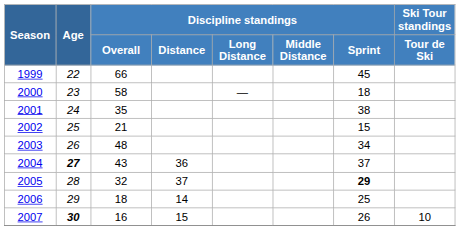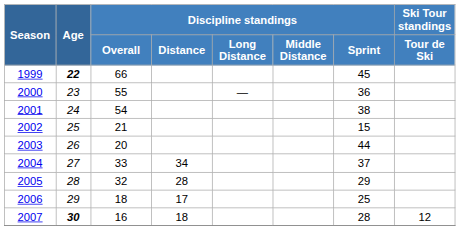(73, 74) normal -> (73, 74) bold
(121, 92) 58 -> (121, 92) 55
(364, 92) 18 -> (364, 92) 36
(121, 110) 35 -> (121, 110) 54
(121, 145) 48 -> (121, 145) 20
(364, 145) 34 -> (364, 145) 44
(73, 163) bold -> (73, 163) normal
(121, 163) 43 -> (121, 163) 33
(182, 163) 36 -> (182, 163) 34
(182, 181) 37 -> (182, 181) 28
(364, 181) bold -> (364, 181) normal
(182, 199) 14 -> (182, 199) 17
(182, 217) 15 -> (182, 217) 18
(364, 217) 26 -> (364, 217) 28
(425, 217) 10 -> (425, 217) 12
